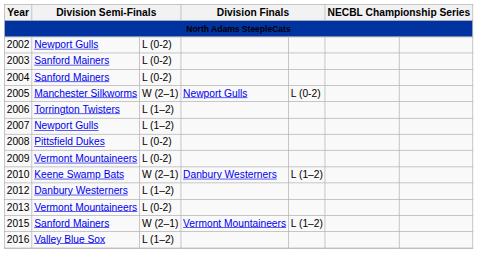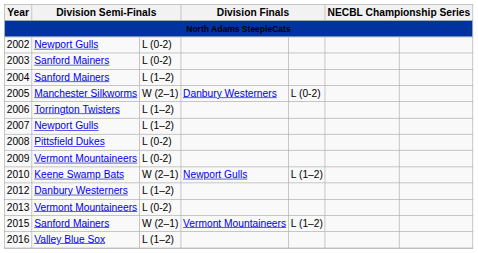(157, 77) L (0-2) -> (158, 77) L (1–2)
(215, 93) Newport Gulls -> (230, 93) Danbury Westerners
(230, 175) Danbury Westerners -> (215, 175) Newport Gulls
